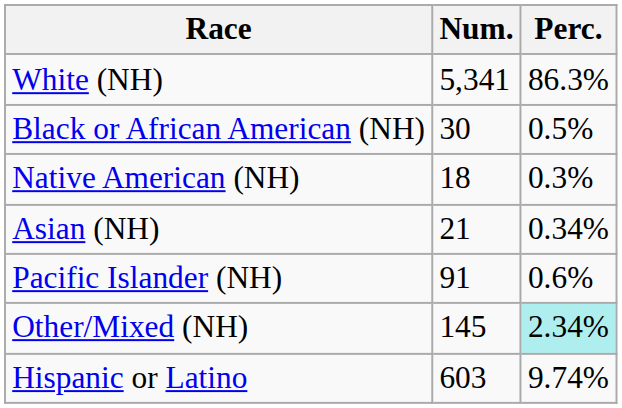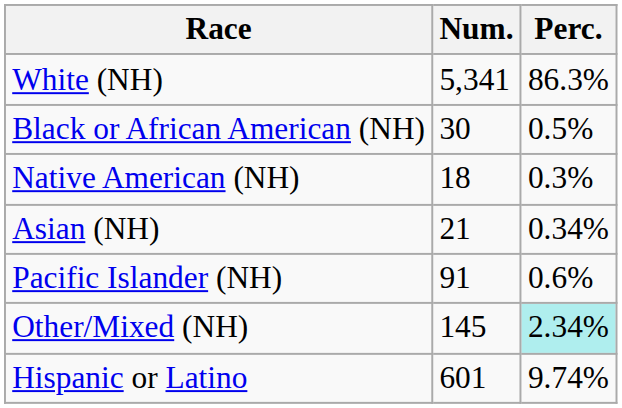(463, 377) 603 -> (463, 377) 601
